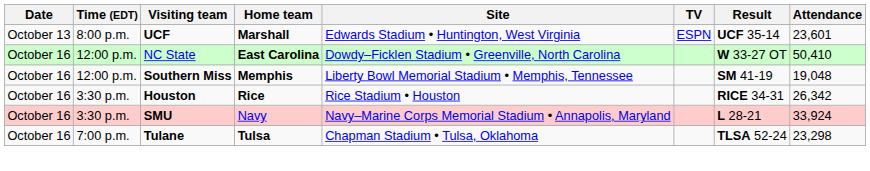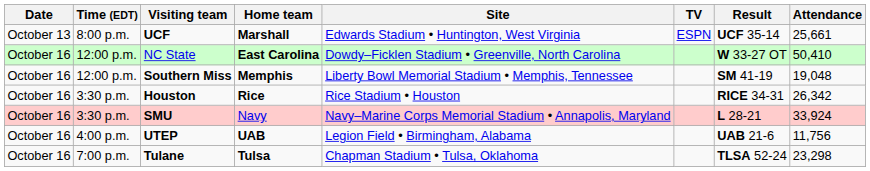(812, 35) 23,601 -> (812, 35) 25,661
+ row: (161, 136)
